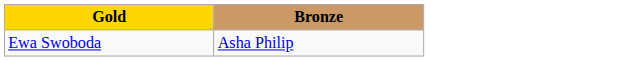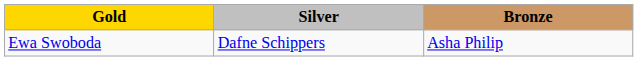+ column: (319, 17)
